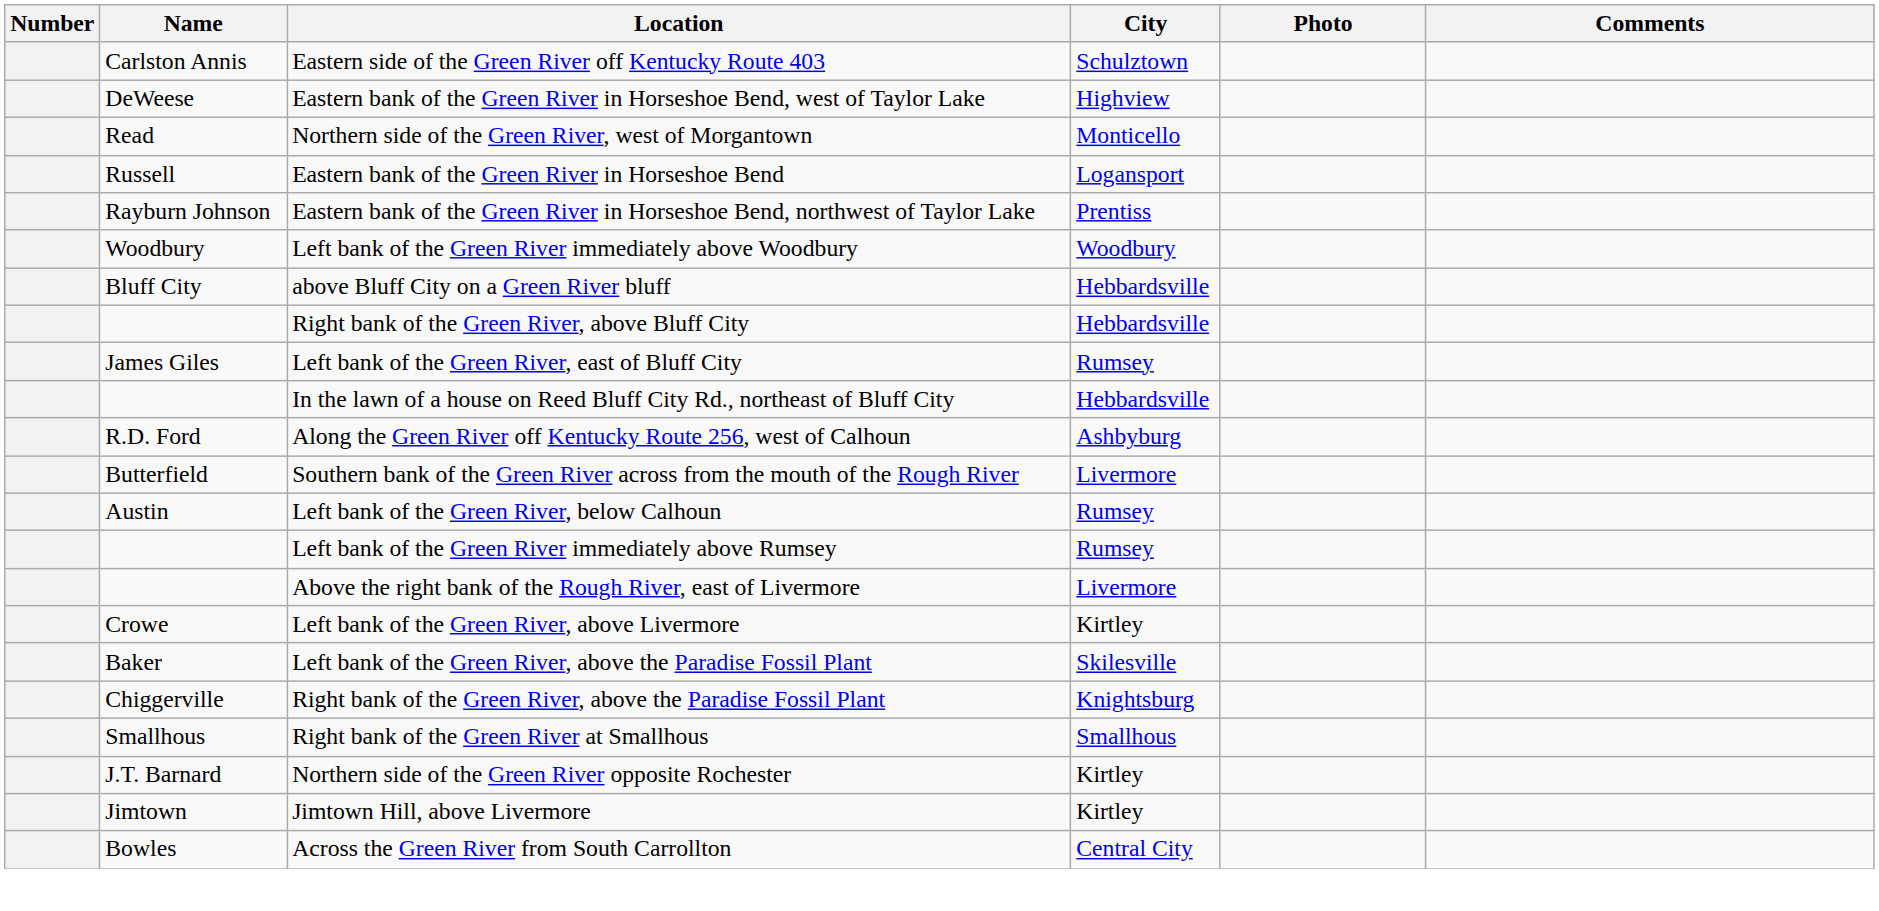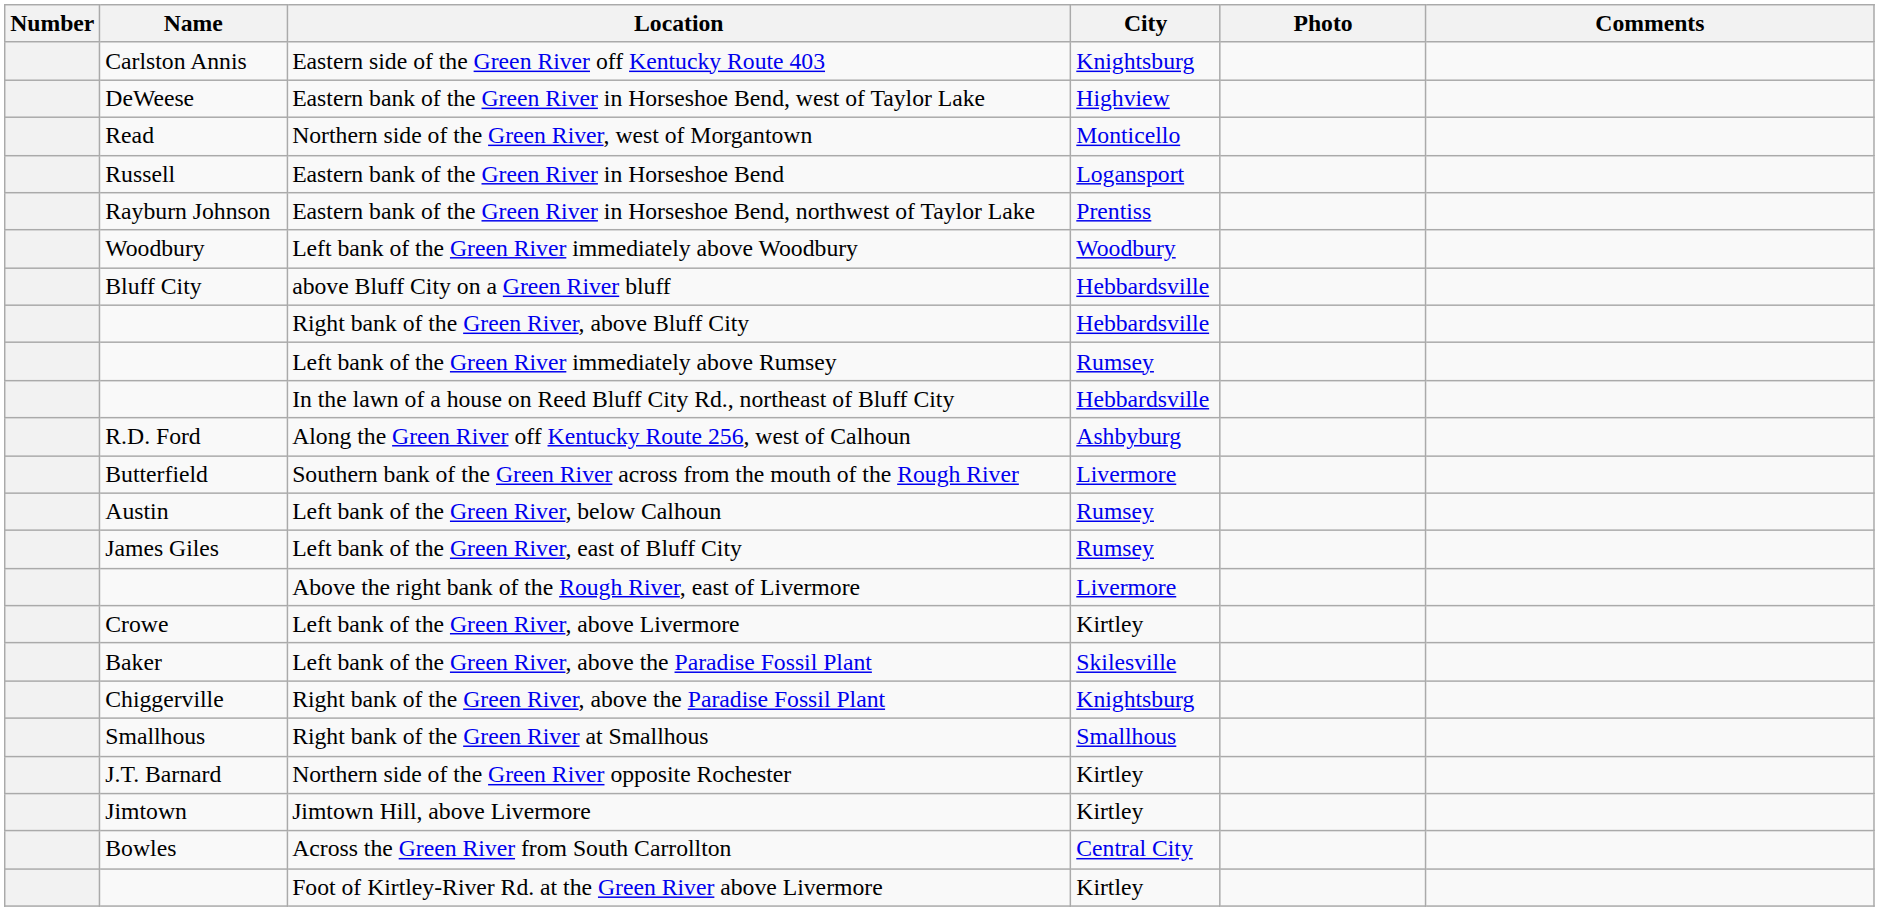(1132, 60) Schulztown -> (1135, 60) Knightsburg
rows swapped: (517, 361) <-> (564, 549)
+ row: (587, 887)
